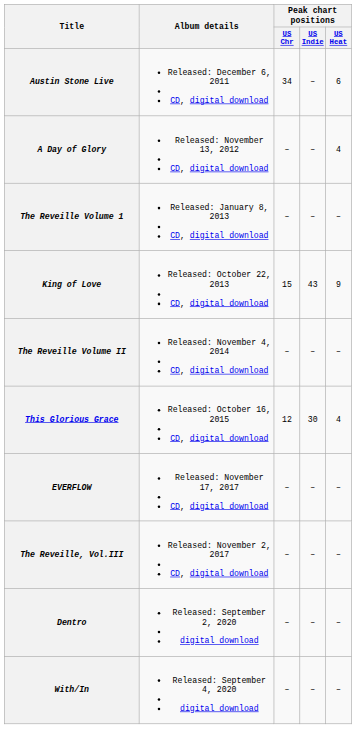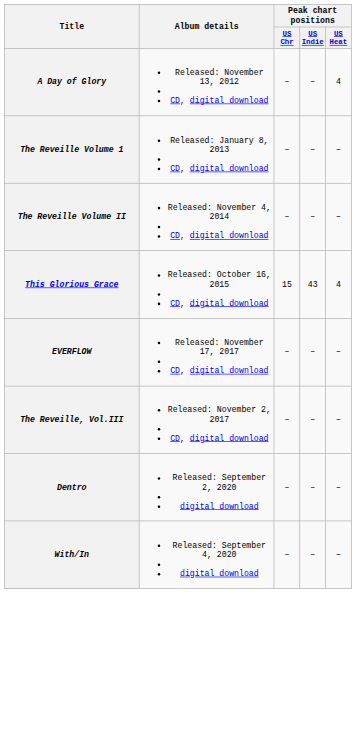- row: (72, 82)
- row: (72, 285)
(287, 420) 12 -> (287, 285) 15
(313, 420) 30 -> (313, 285) 43
